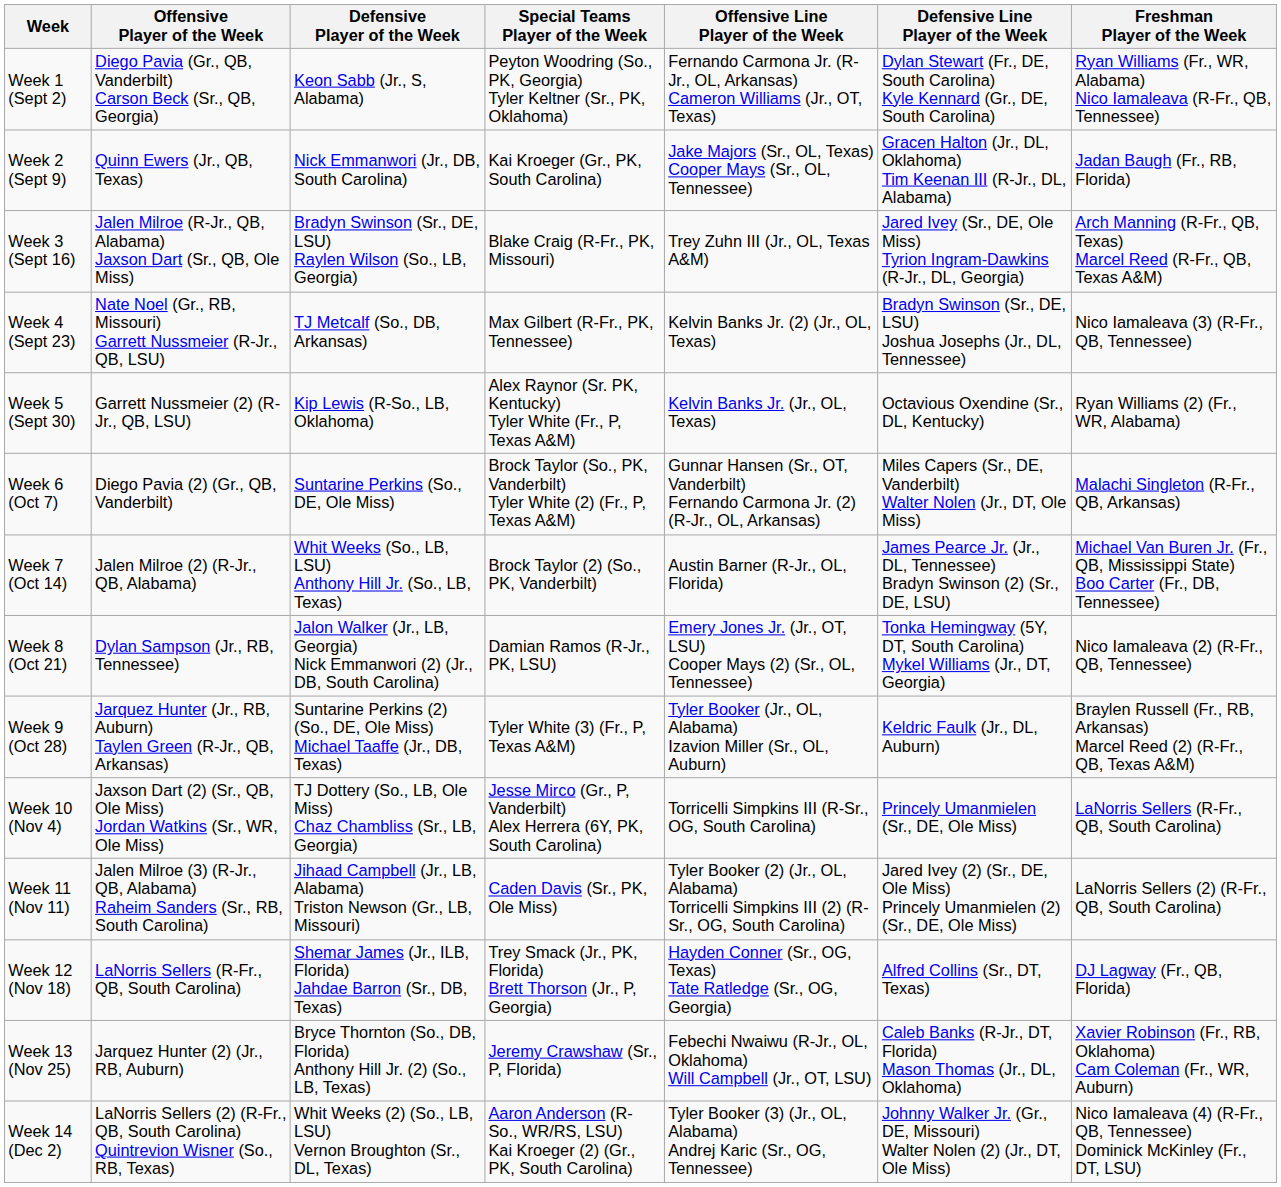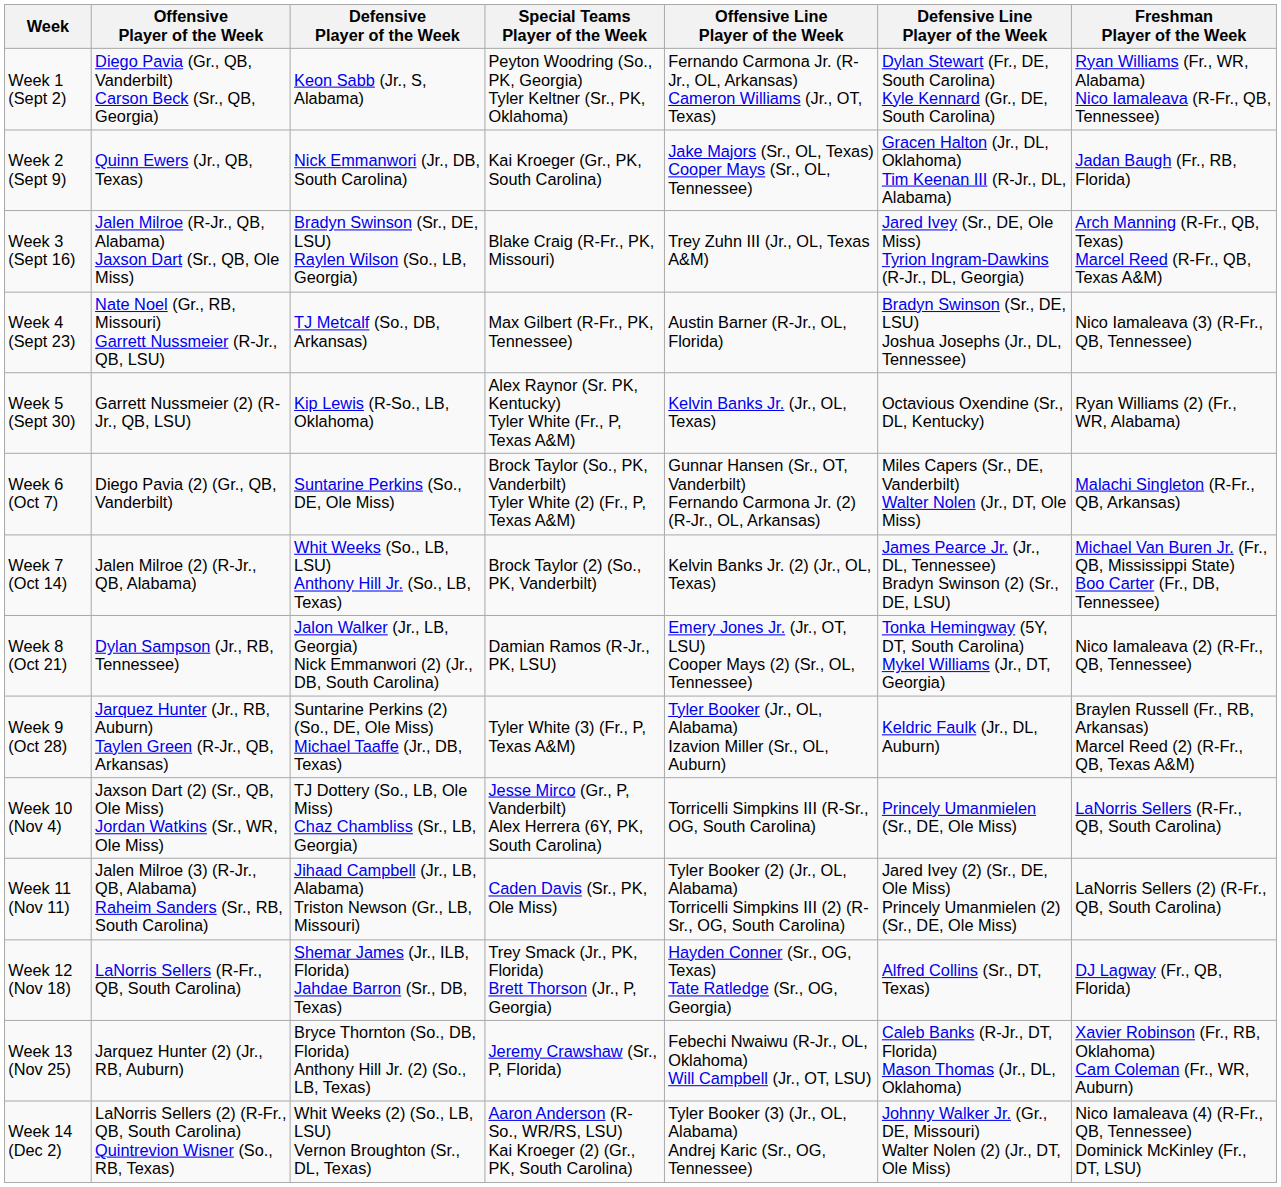(770, 332) Kelvin Banks Jr. (2) (Jr., OL, Texas) -> (758, 332) Austin Barner (R-Jr., OL, Florida)
(758, 574) Austin Barner (R-Jr., OL, Florida) -> (770, 574) Kelvin Banks Jr. (2) (Jr., OL, Texas)
